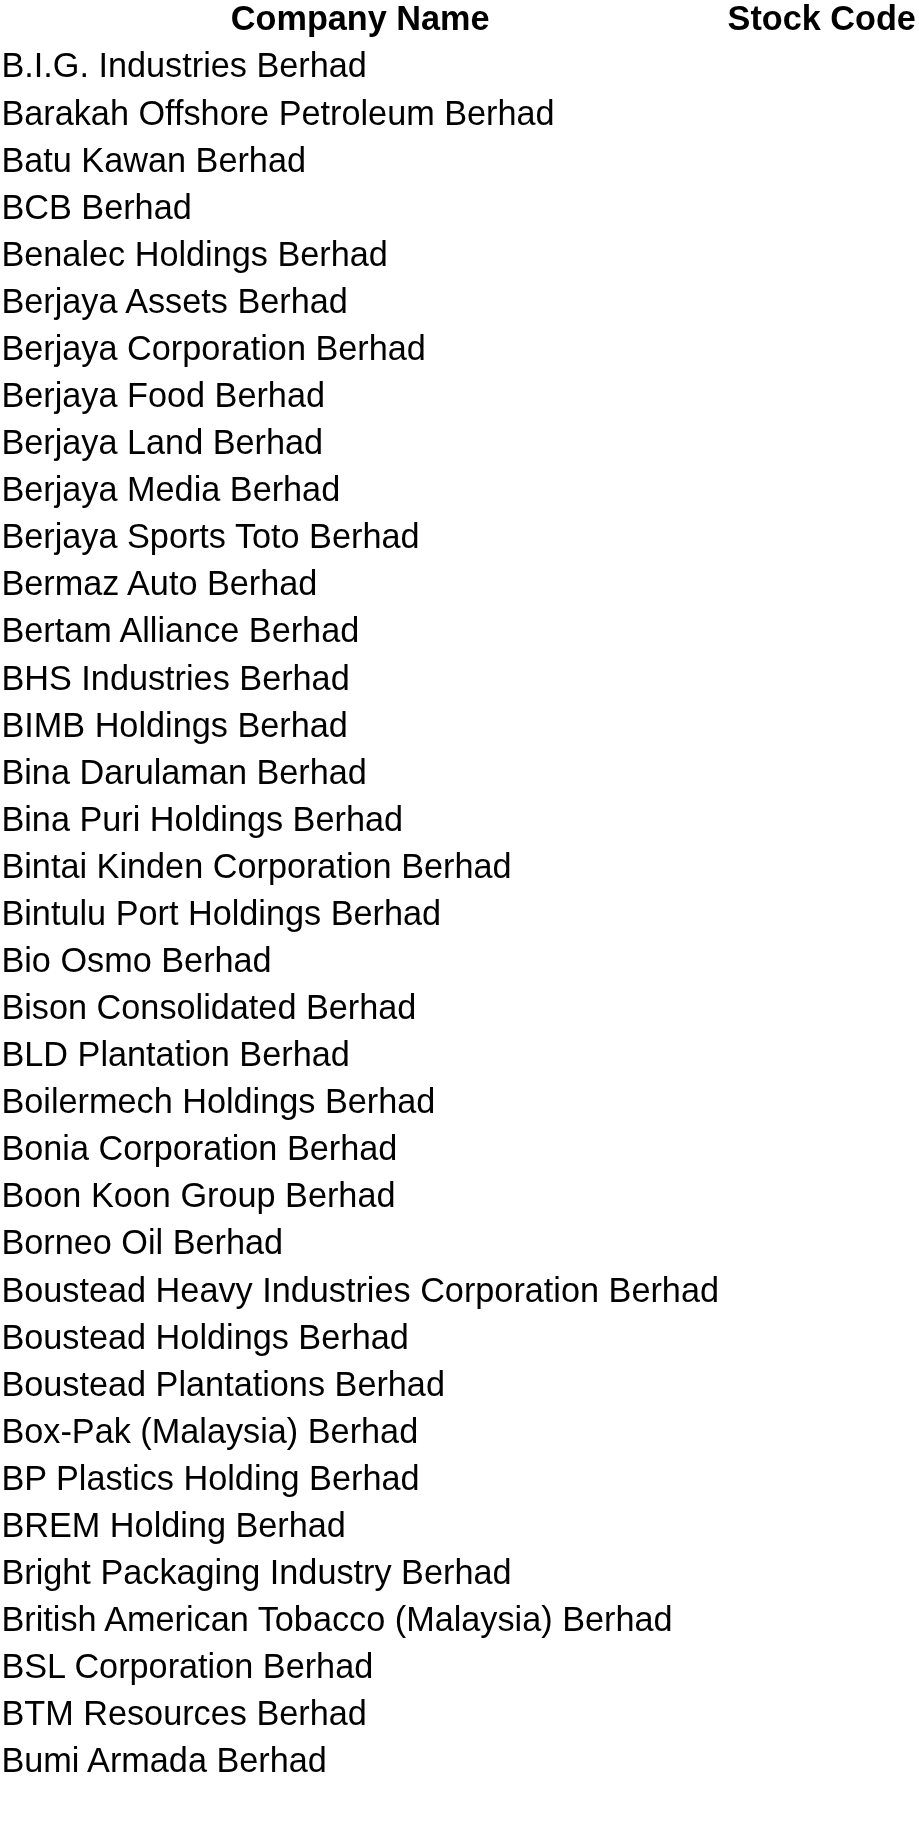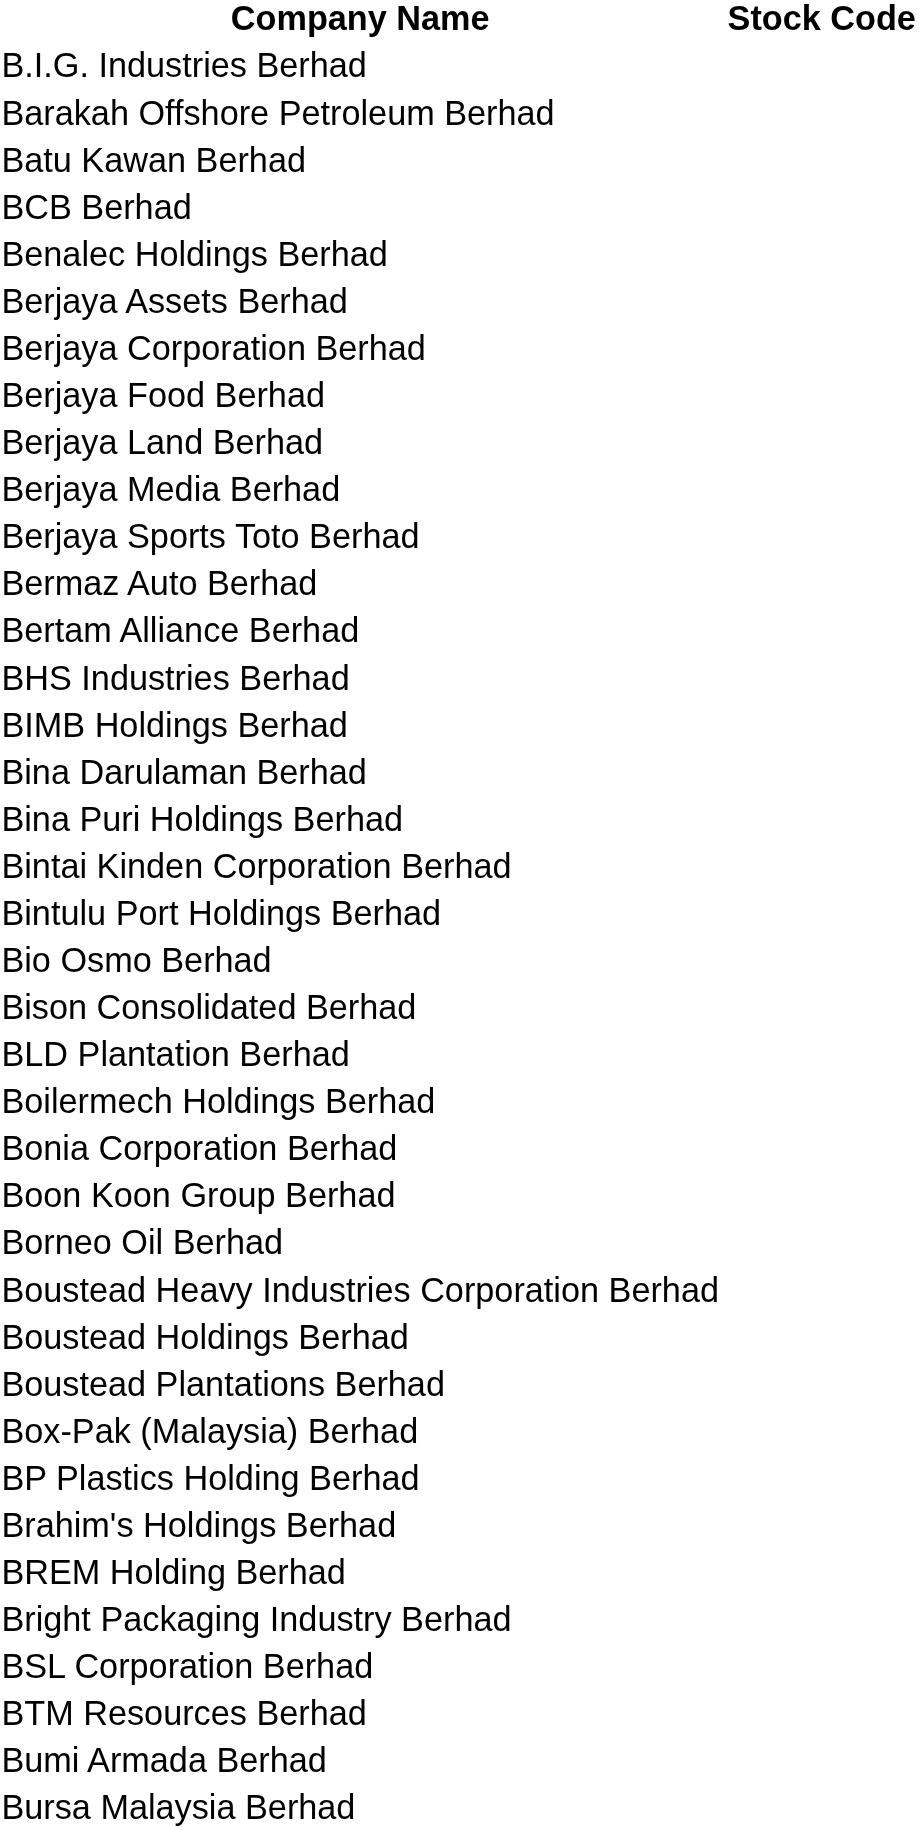+ row: (199, 1525)
- row: (337, 1619)
+ row: (178, 1808)
